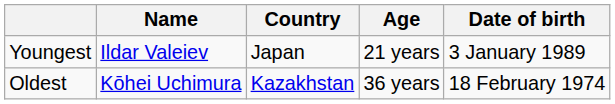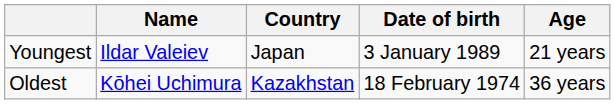columns swapped: (527, 20) <-> (402, 20)
